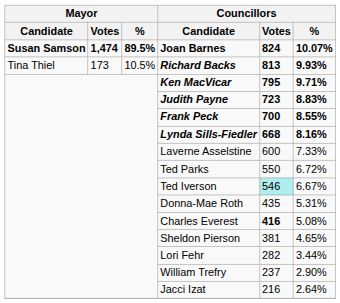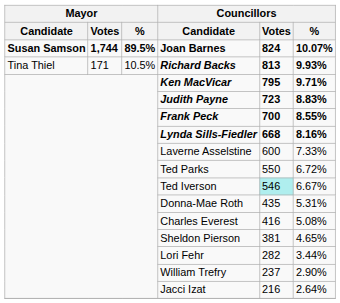(104, 48) 1,474 -> (104, 48) 1,744
(100, 65) 173 -> (100, 65) 171
(271, 221) bold -> (271, 221) normal
